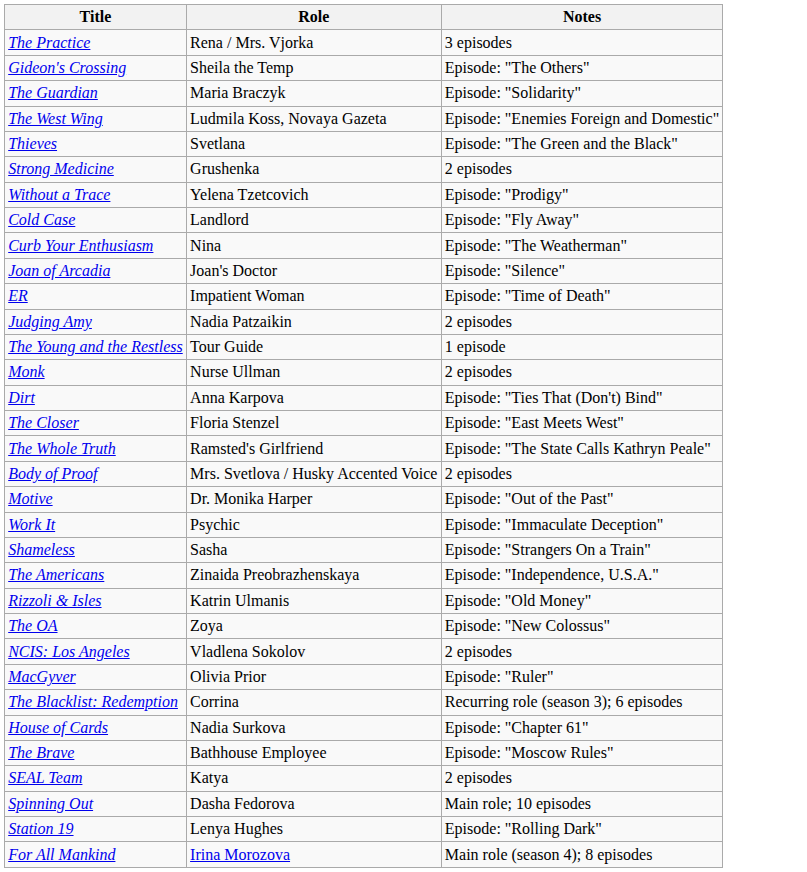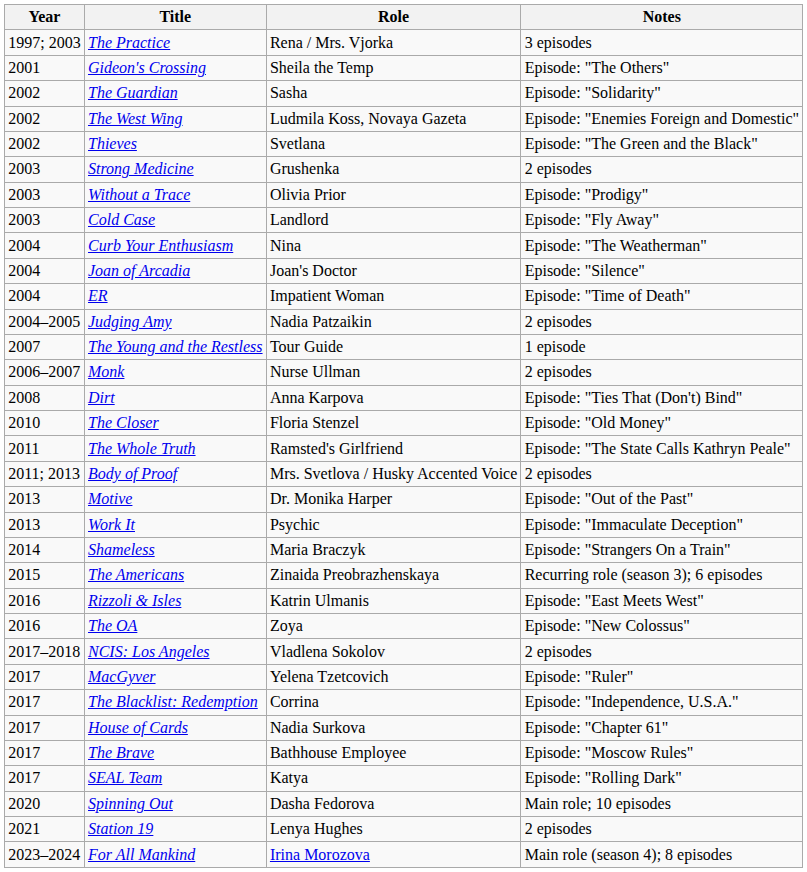+ column: (44, 17)
(238, 93) Maria Braczyk -> (289, 93) Sasha
(249, 194) Yelena Tzetcovich -> (308, 194) Olivia Prior
(534, 423) Episode: "East Meets West" -> (598, 423) Episode: "Old Money"
(209, 550) Sasha -> (318, 550) Maria Braczyk
(552, 575) Episode: "Independence, U.S.A." -> (644, 575) Recurring role (season 3); 6 episodes
(518, 600) Episode: "Old Money" -> (614, 600) Episode: "East Meets West"
(228, 676) Olivia Prior -> (329, 676) Yelena Tzetcovich
(564, 702) Recurring role (season 3); 6 episodes -> (632, 702) Episode: "Independence, U.S.A."
(478, 778) 2 episodes -> (603, 778) Episode: "Rolling Dark"
(523, 829) Episode: "Rolling Dark" -> (558, 829) 2 episodes
